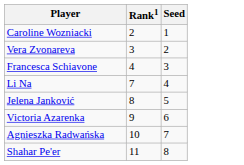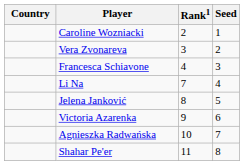+ column: (30, 14)
